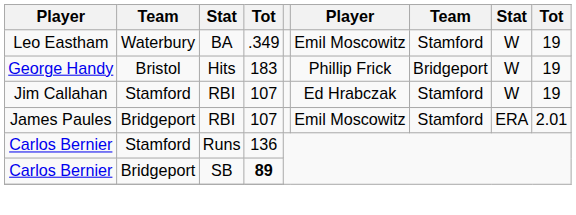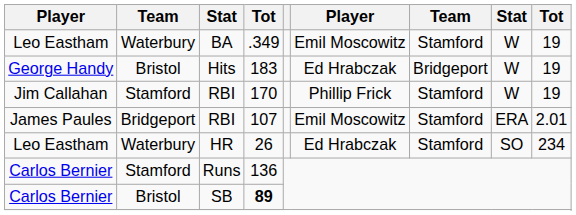(350, 68) Phillip Frick -> (350, 68) Ed Hrabczak
(264, 94) 107 -> (264, 94) 170
(350, 94) Ed Hrabczak -> (350, 94) Phillip Frick
+ row: (61, 145)
(158, 171) Bridgeport -> (158, 196) Bristol
